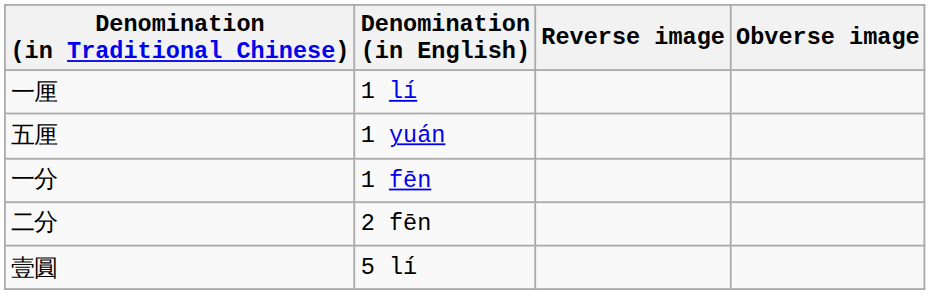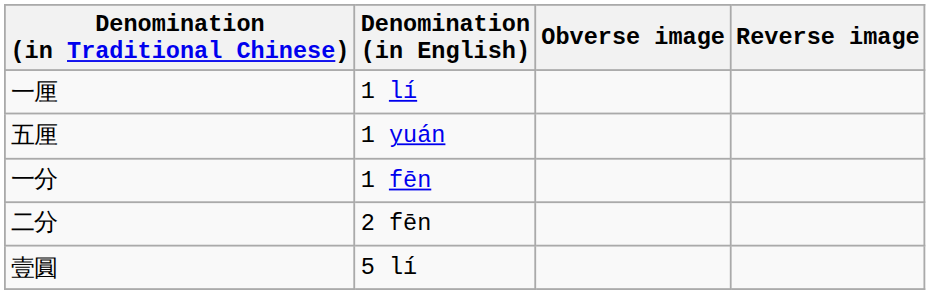columns swapped: (828, 38) <-> (633, 38)
